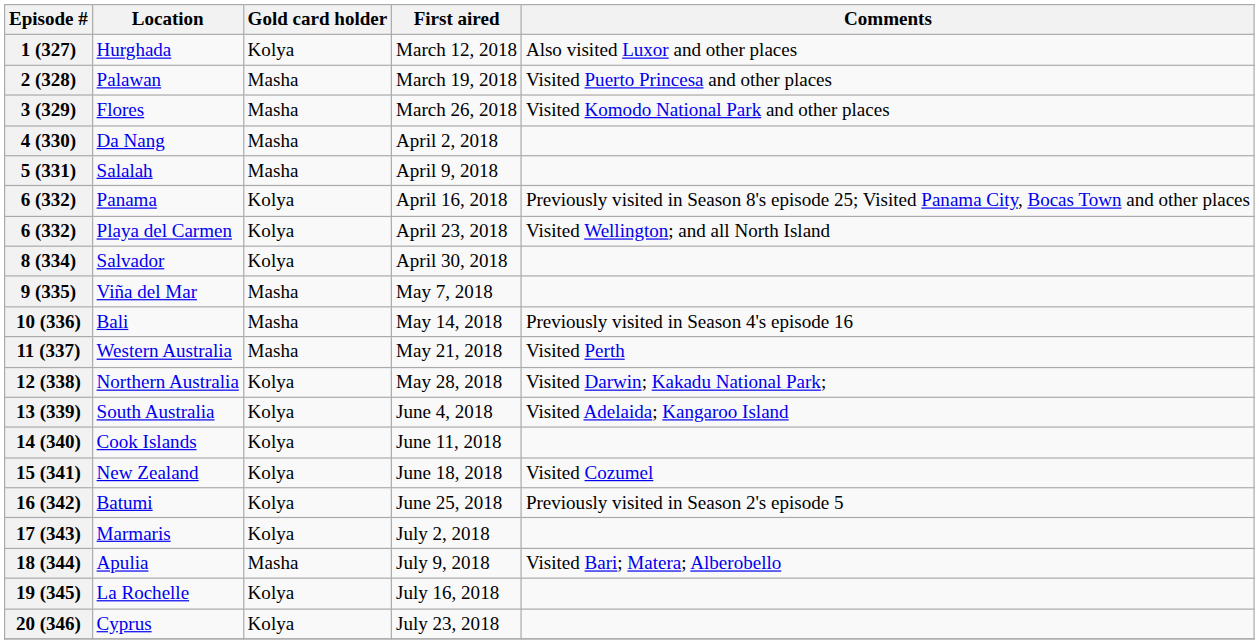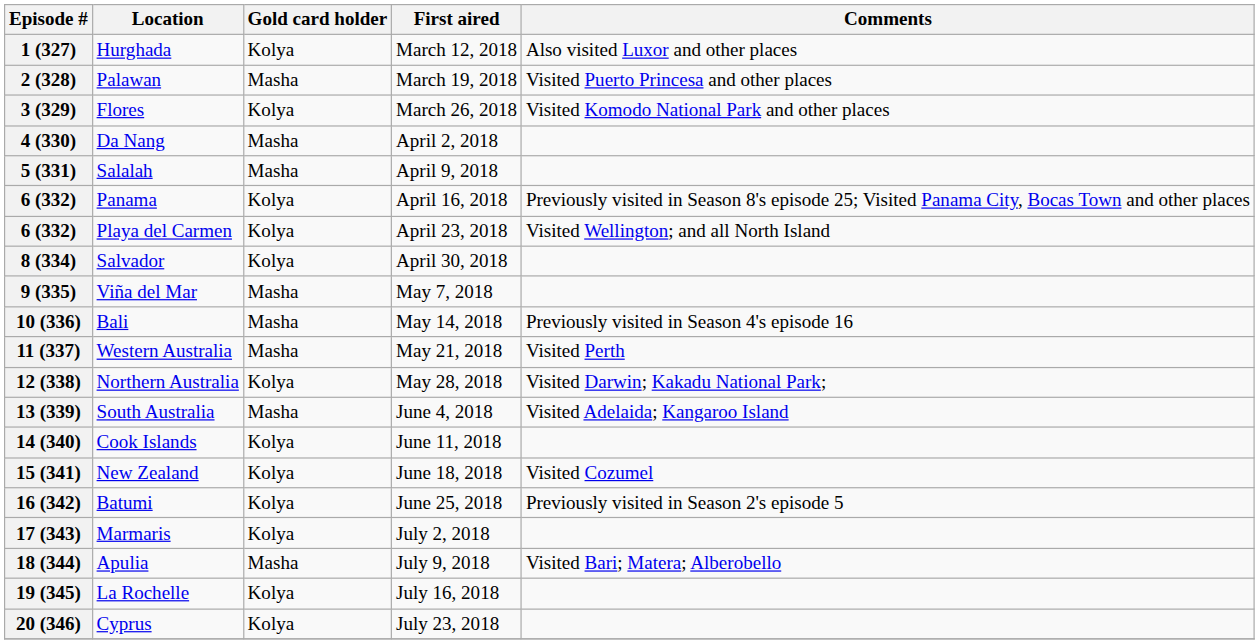(273, 110) Masha -> (271, 110) Kolya
(271, 412) Kolya -> (273, 412) Masha
